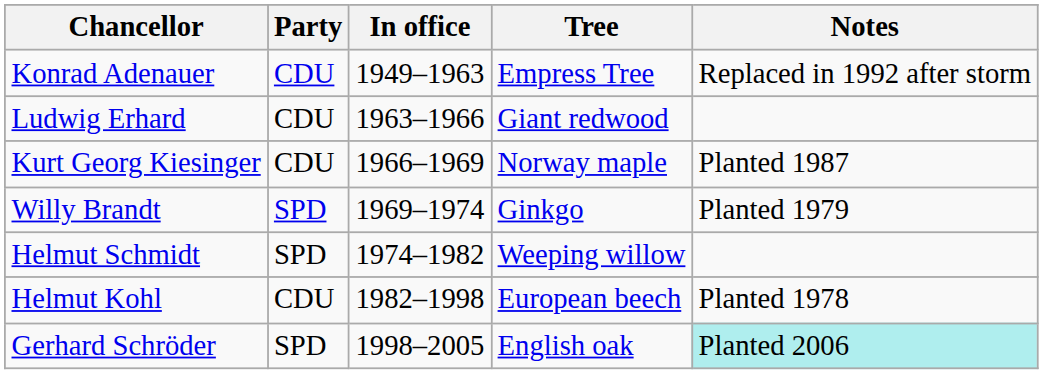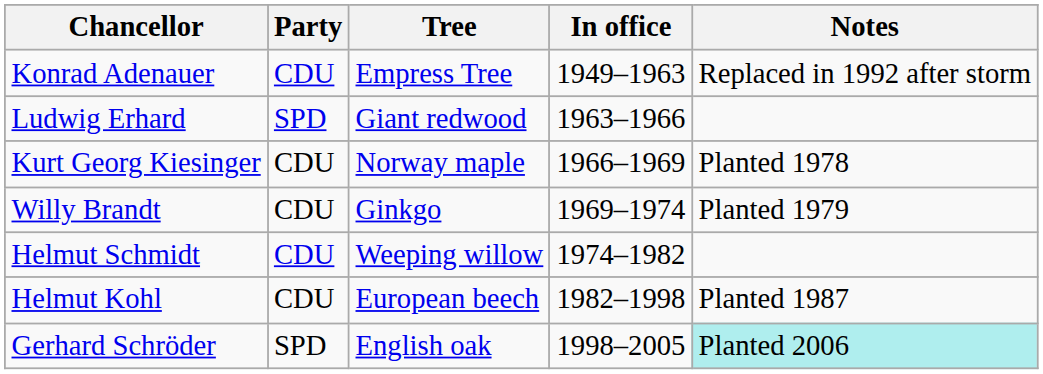columns swapped: (420, 27) <-> (591, 27)
(304, 118) CDU -> (300, 118) SPD
(774, 163) Planted 1987 -> (774, 163) Planted 1978
(300, 208) SPD -> (304, 208) CDU
(300, 254) SPD -> (304, 254) CDU
(774, 299) Planted 1978 -> (774, 299) Planted 1987
